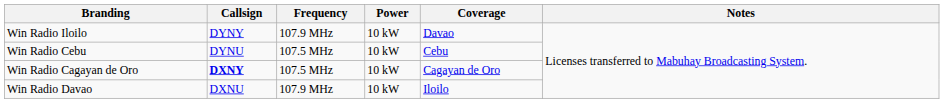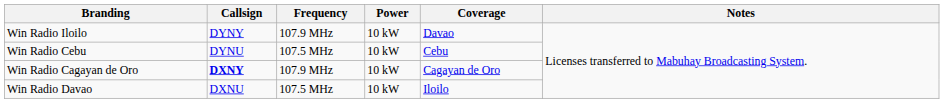(306, 70) 107.5 MHz -> (306, 70) 107.9 MHz
(306, 88) 107.9 MHz -> (306, 88) 107.5 MHz
